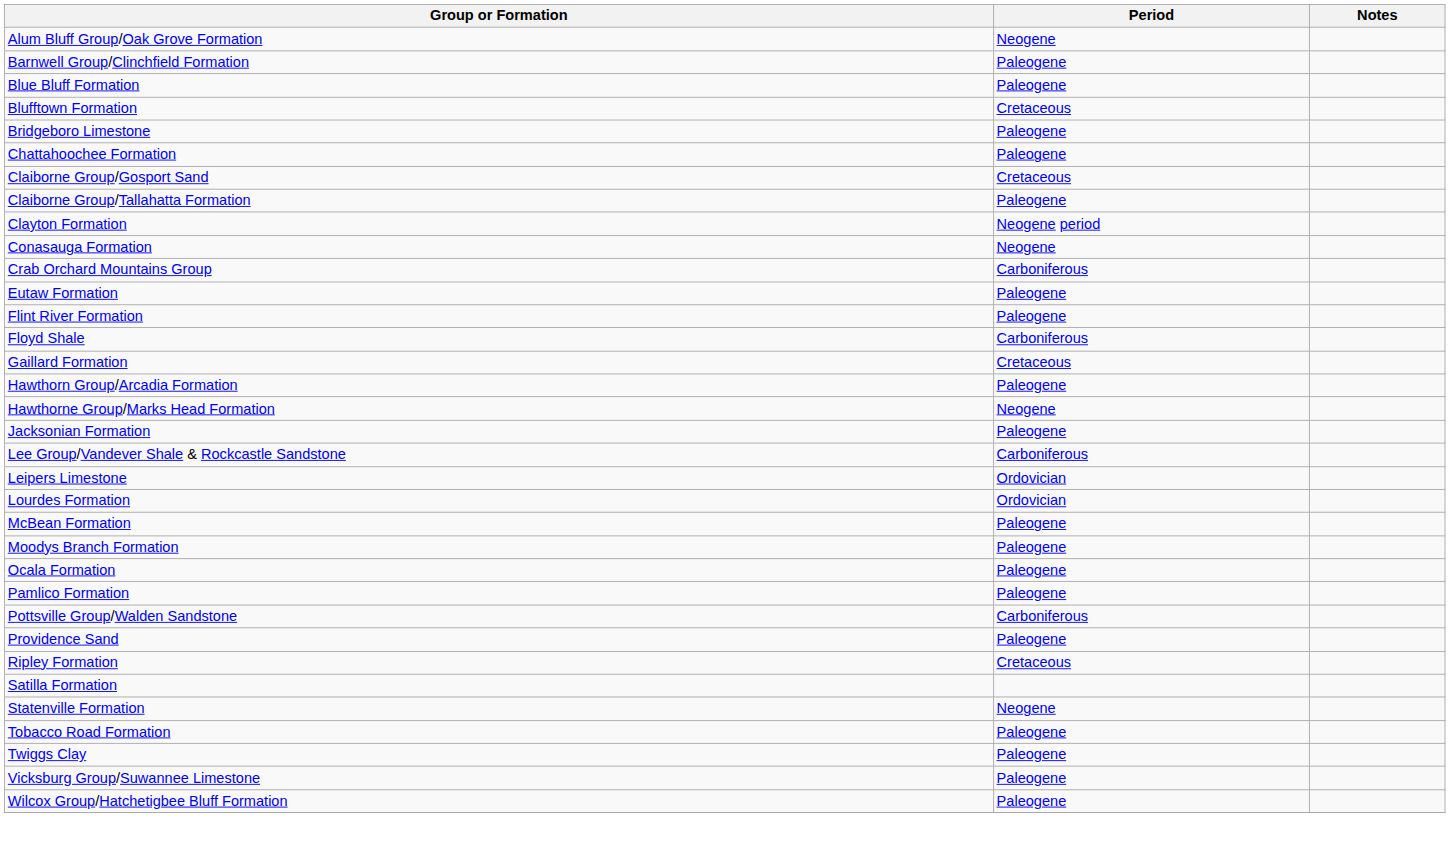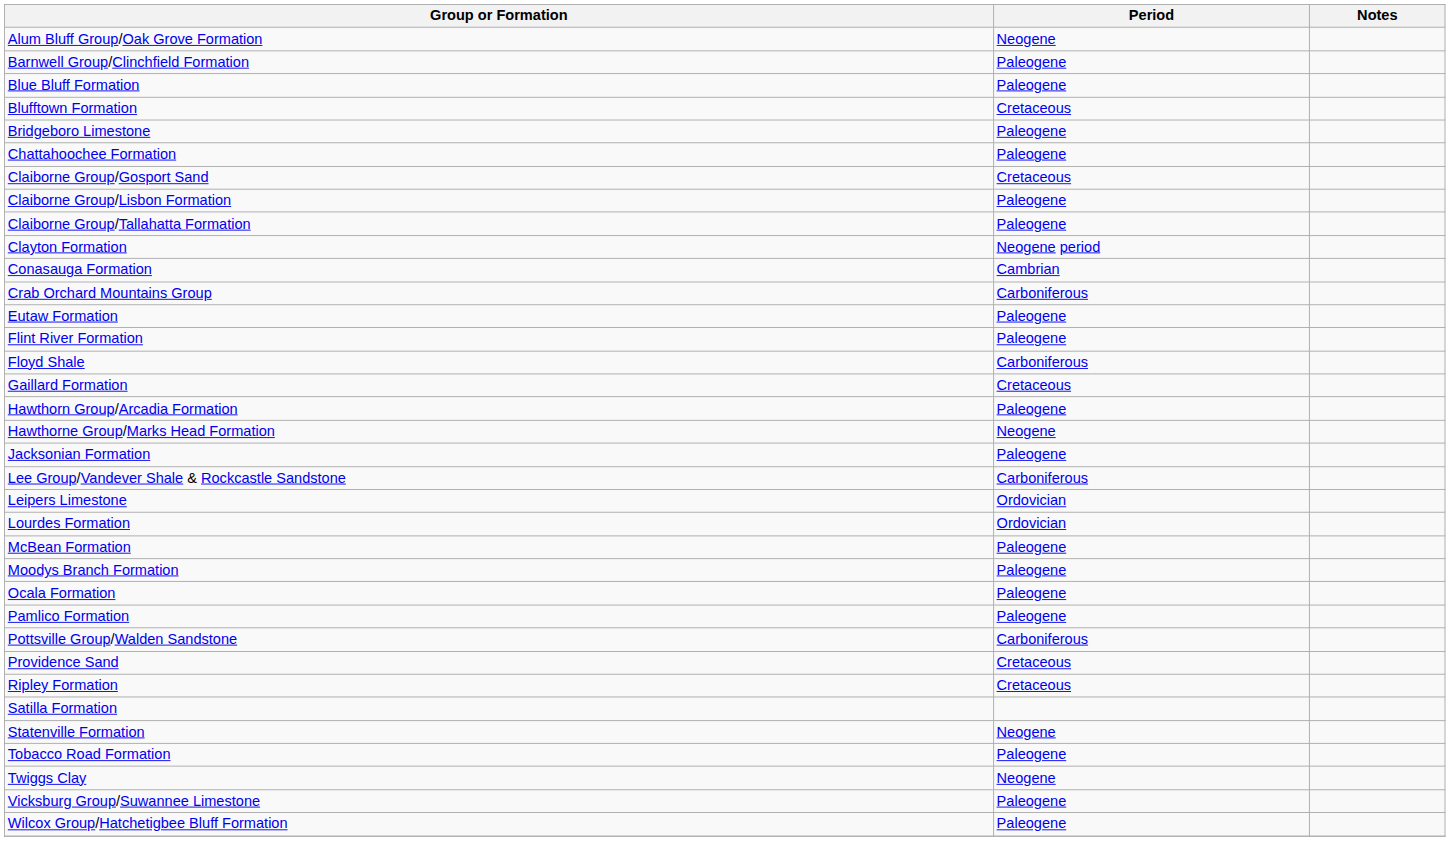+ row: (120, 200)
(1026, 246) Neogene -> (1028, 270) Cambrian
(1031, 639) Paleogene -> (1034, 662) Cretaceous
(1031, 754) Paleogene -> (1026, 778) Neogene
